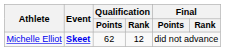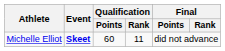(109, 40) 62 -> (109, 40) 60
(139, 40) 12 -> (139, 40) 11
